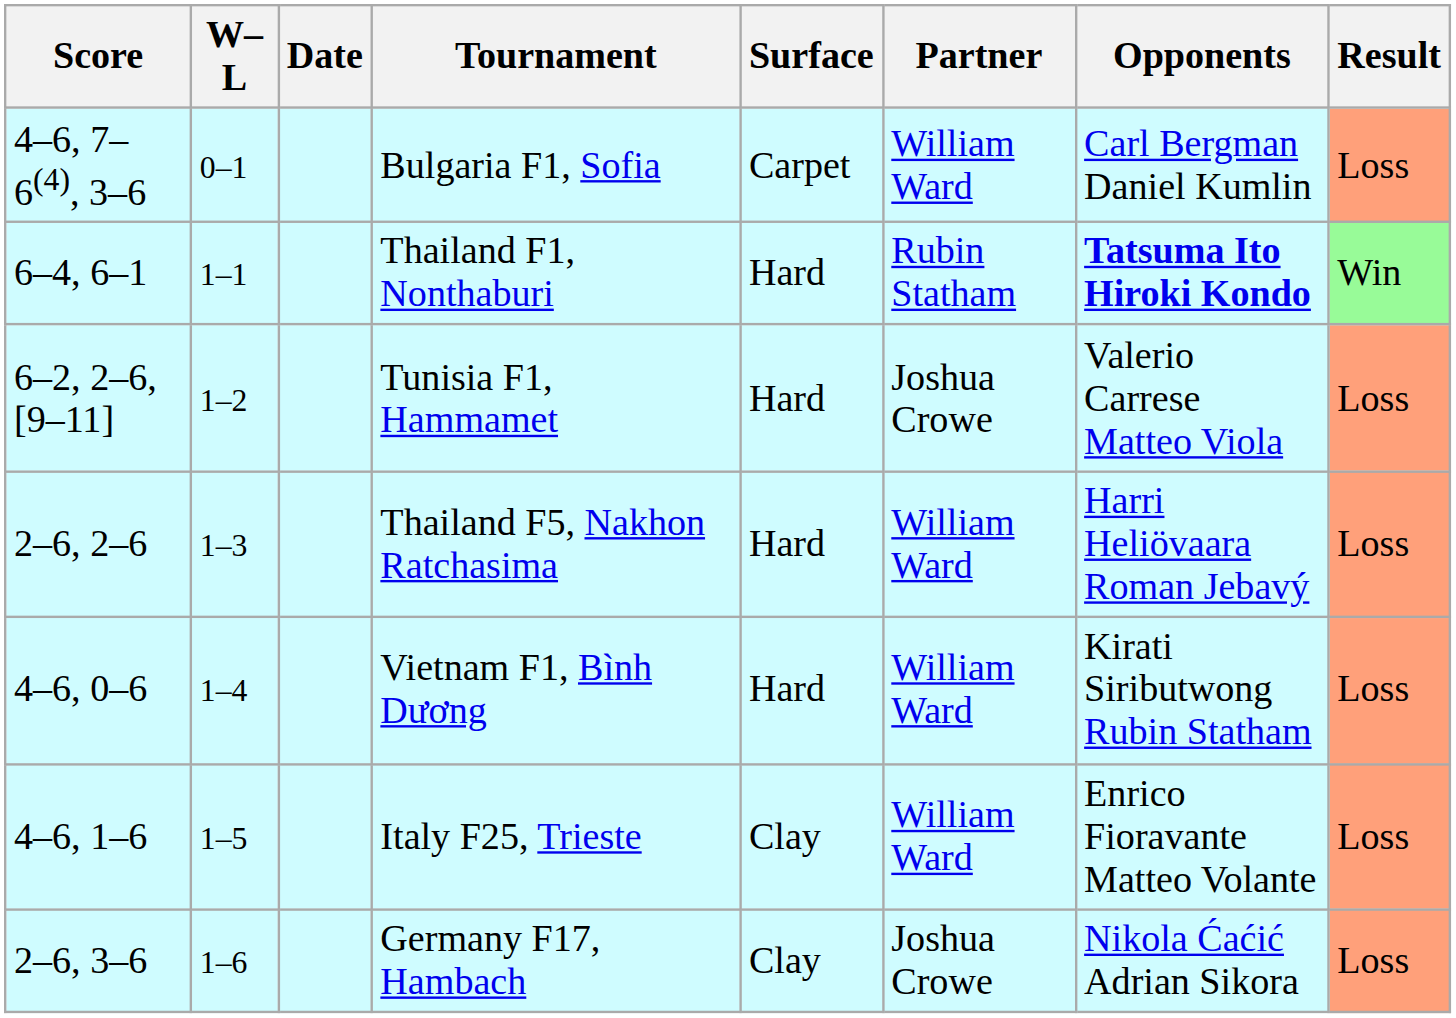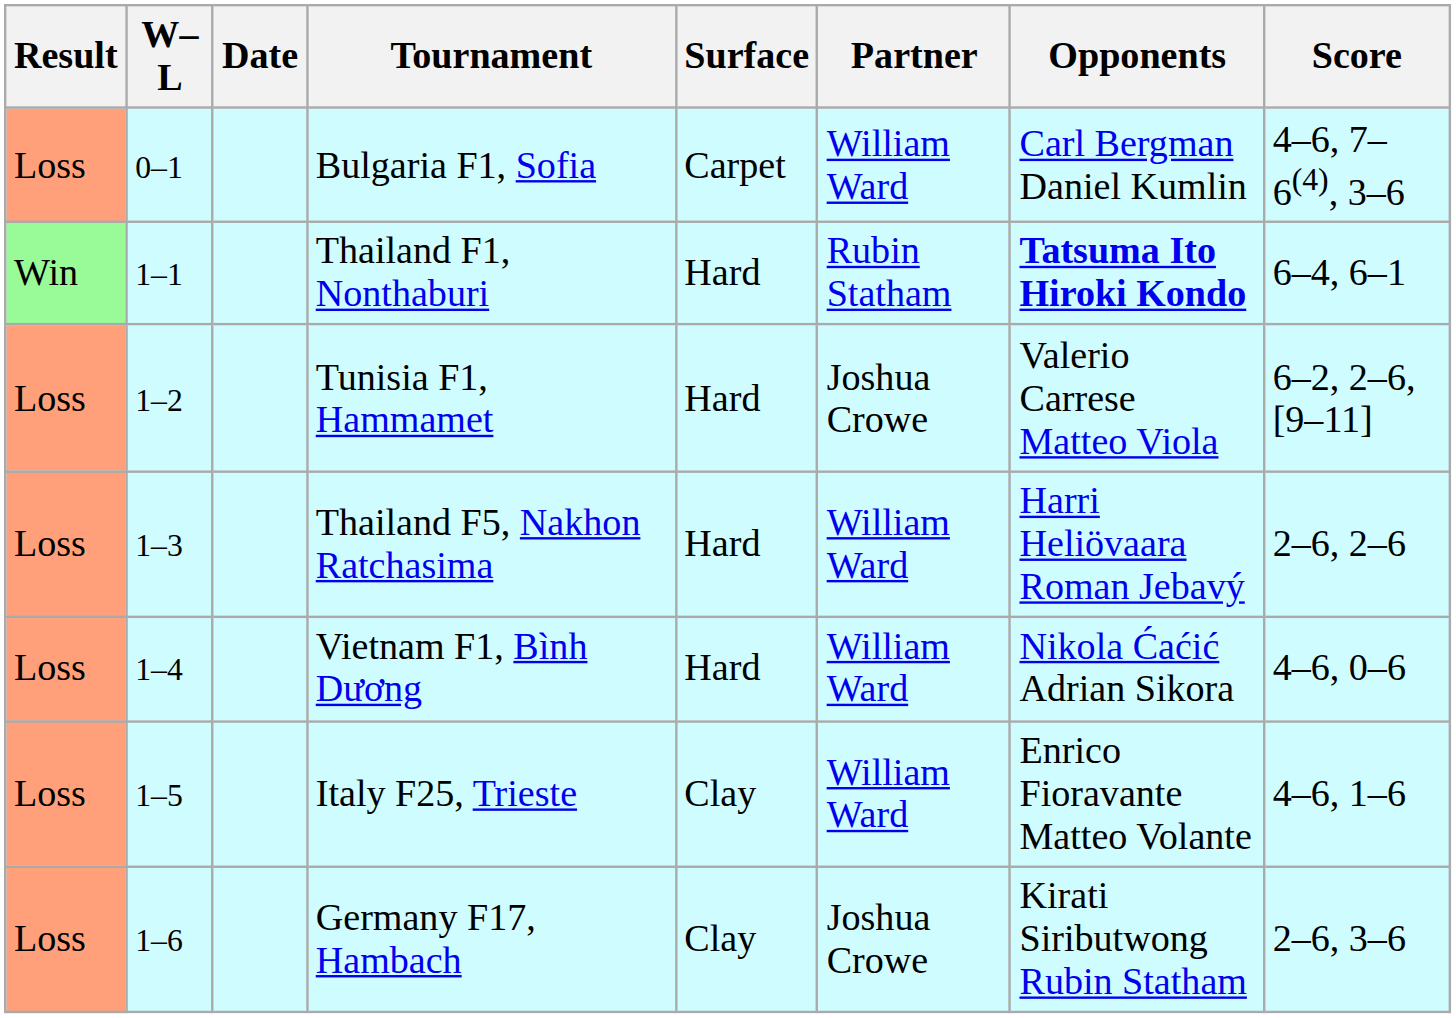columns swapped: (1389, 56) <-> (98, 56)
(1198, 689) Kirati Siributwong Rubin Statham -> (1127, 668) Nikola Ćaćić Adrian Sikora
(1191, 960) Nikola Ćaćić Adrian Sikora -> (1133, 938) Kirati Siributwong Rubin Statham
